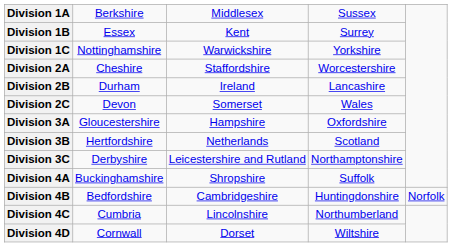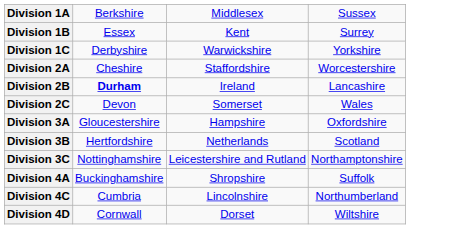(119, 50) Nottinghamshire -> (119, 50) Derbyshire
(119, 86) normal -> (119, 86) bold
(119, 159) Derbyshire -> (119, 159) Nottinghamshire
- row: (38, 196)
